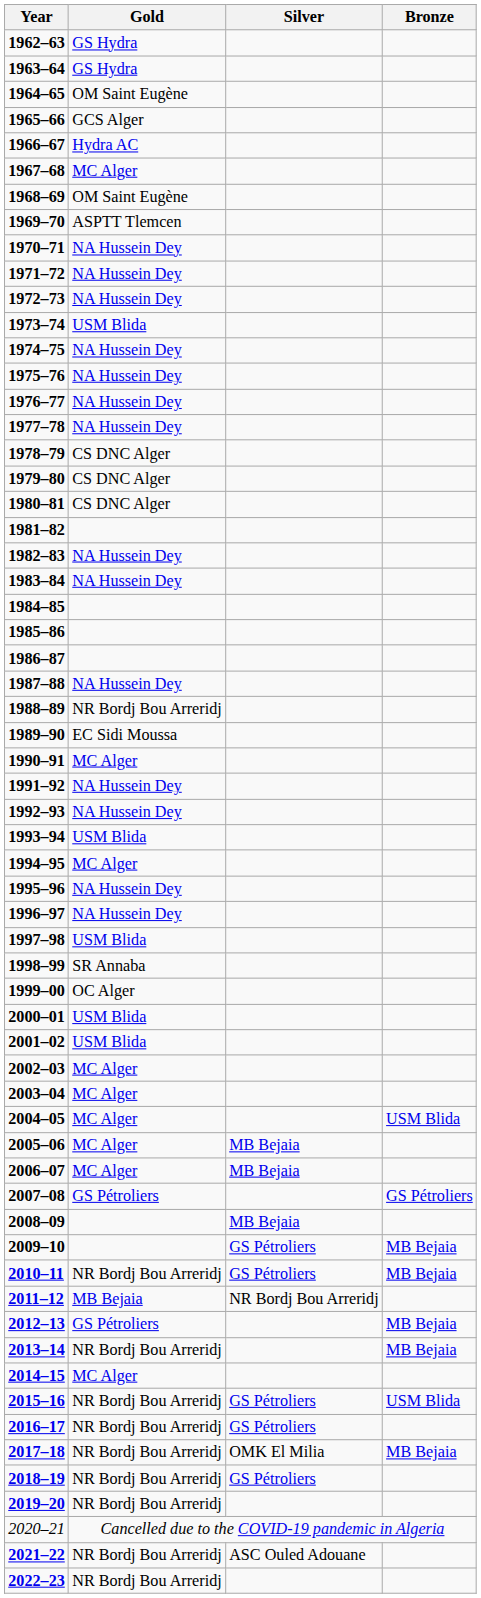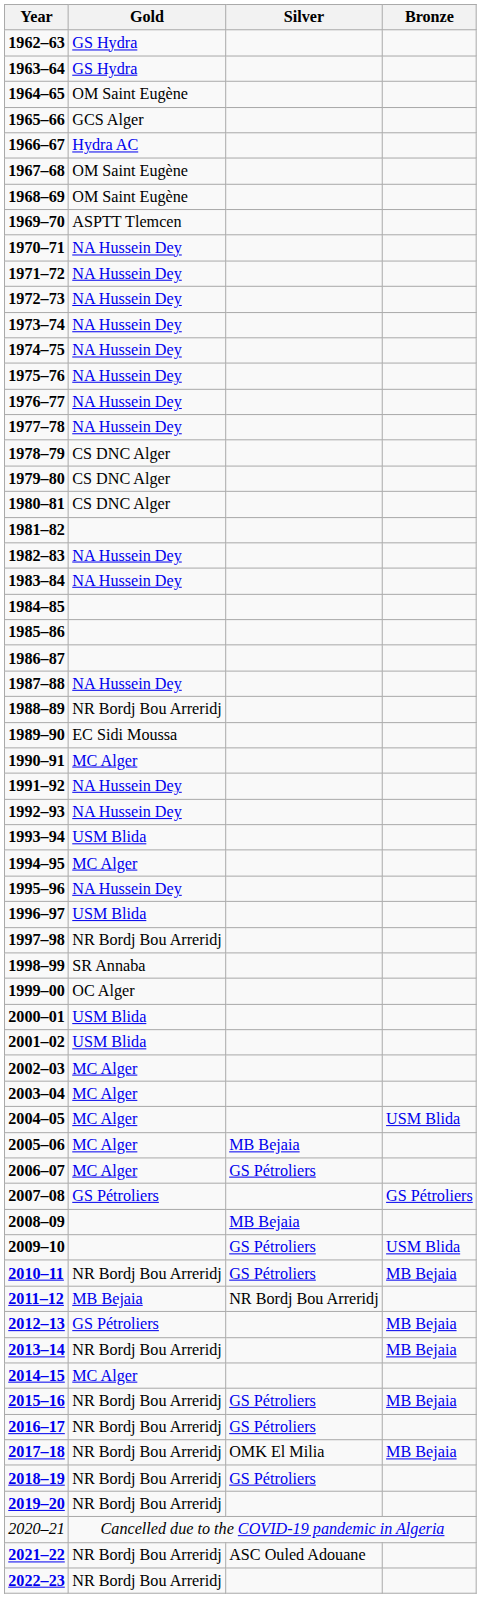(105, 171) MC Alger -> (130, 171) OM Saint Eugène
(109, 324) USM Blida -> (127, 324) NA Hussein Dey
(127, 914) NA Hussein Dey -> (109, 914) USM Blida
(109, 939) USM Blida -> (147, 939) NR Bordj Bou Arreridj
(264, 1170) MB Bejaia -> (272, 1170) GS Pétroliers
(421, 1247) MB Bejaia -> (423, 1247) USM Blida
(423, 1401) USM Blida -> (421, 1401) MB Bejaia
